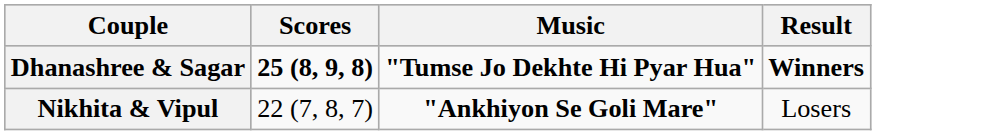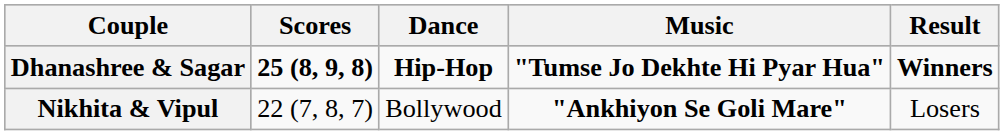+ column: (443, 25)
